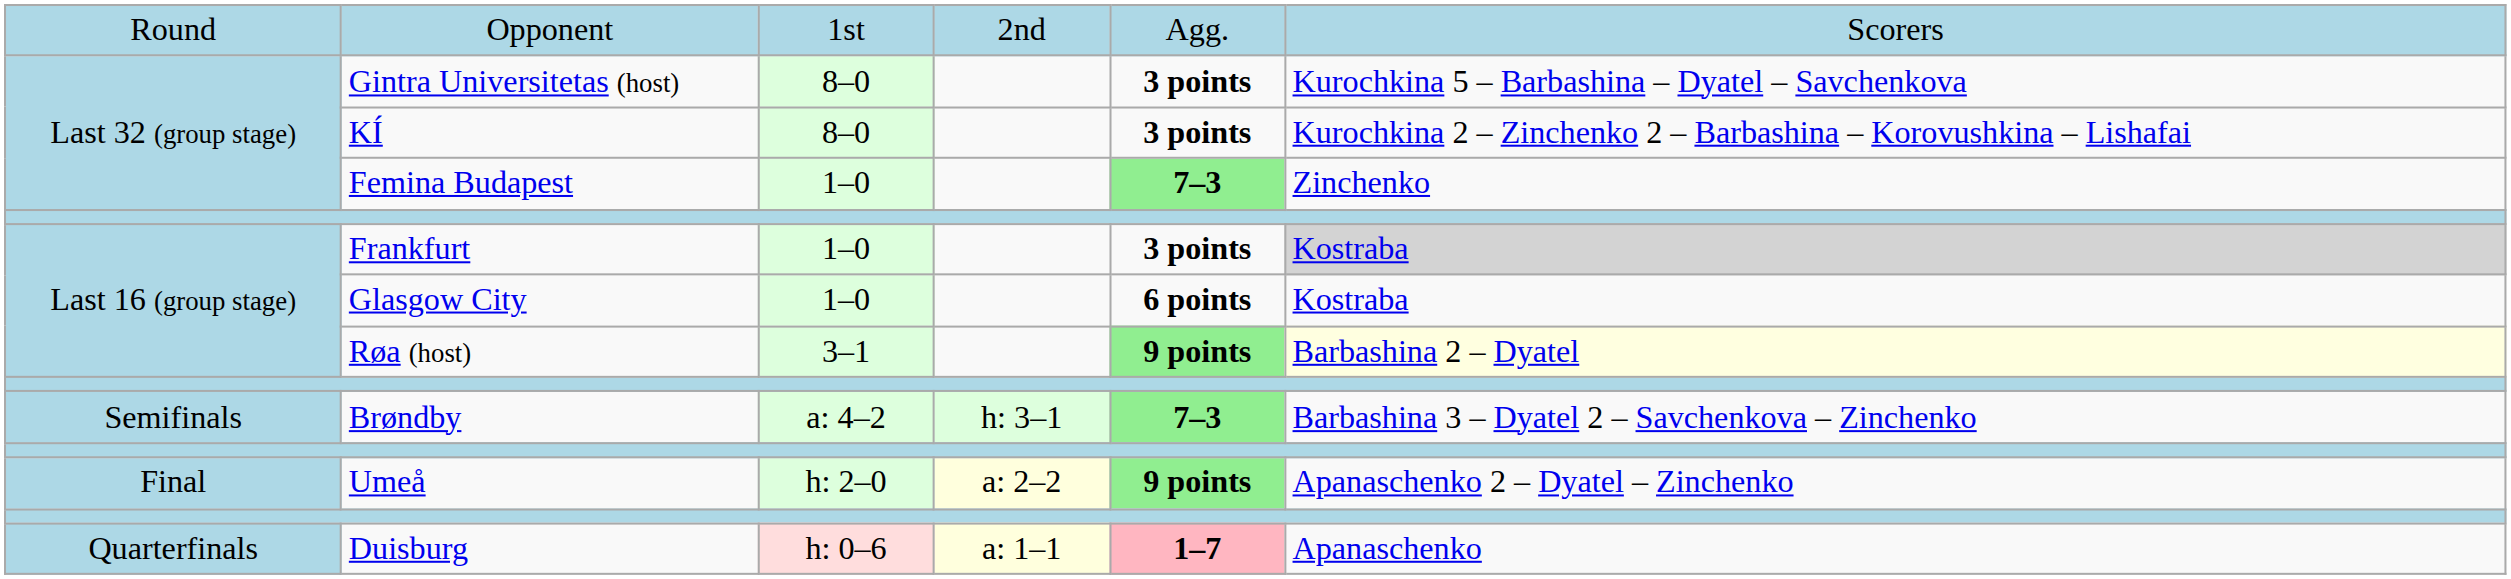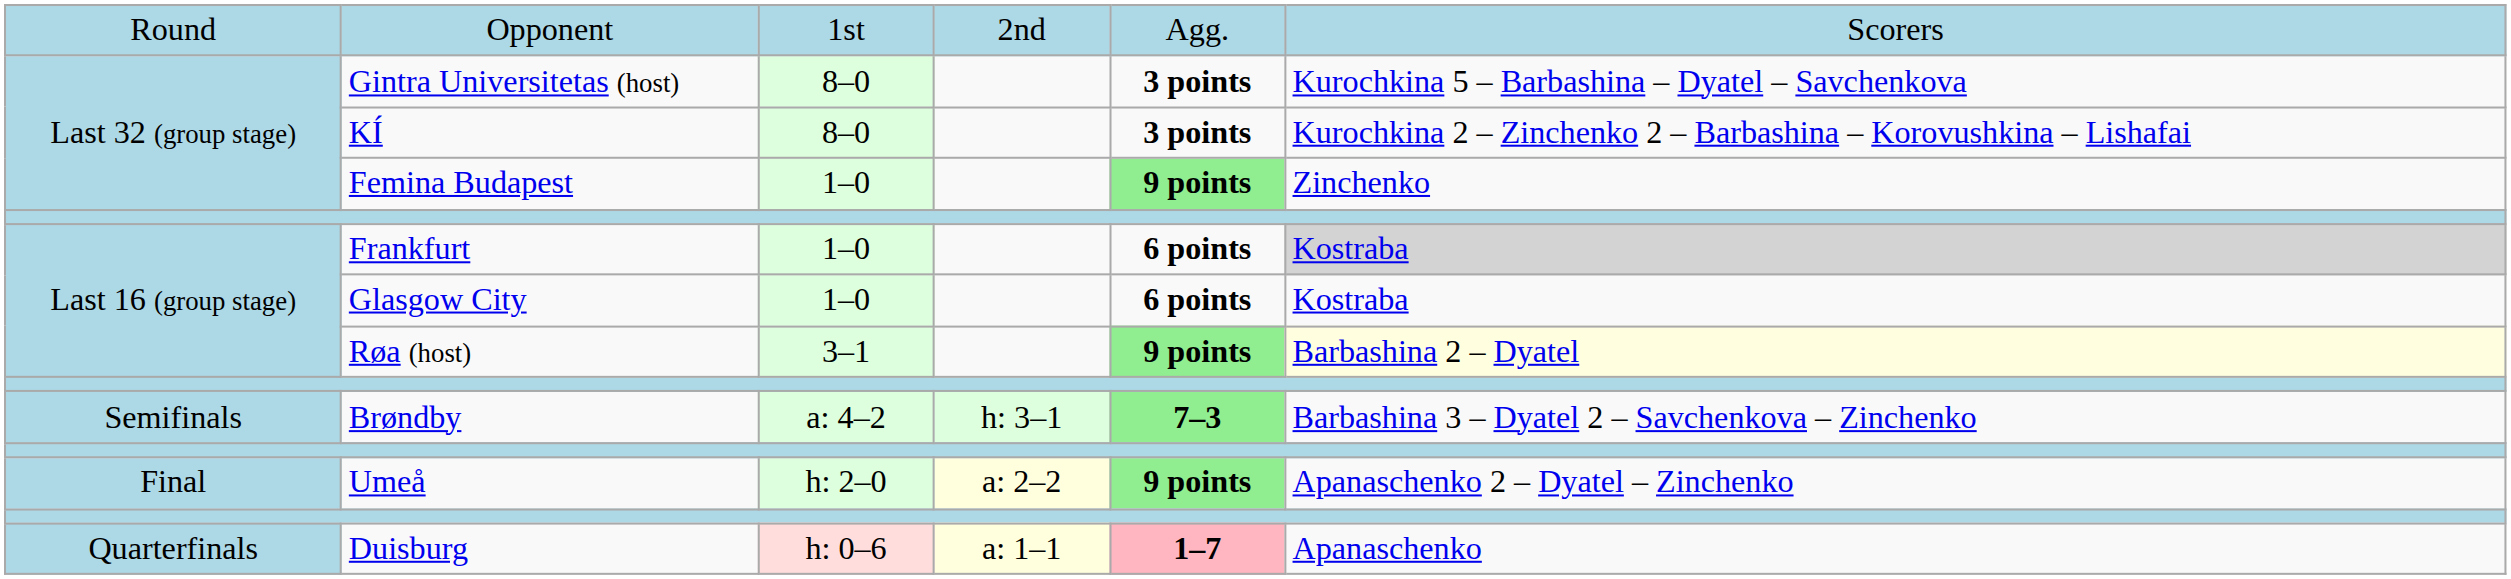(1197, 183) 7–3 -> (1197, 183) 9 points
(1197, 248) 3 points -> (1197, 248) 6 points
